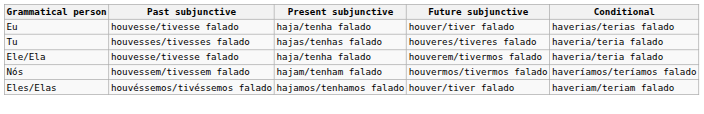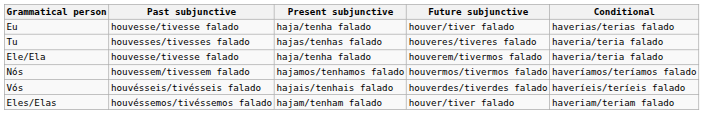(329, 72) hajam/tenham falado -> (340, 72) hajamos/tenhamos falado
+ row: (15, 87)
(340, 87) hajamos/tenhamos falado -> (329, 102) hajam/tenham falado
